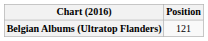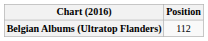(184, 28) 121 -> (184, 28) 112
